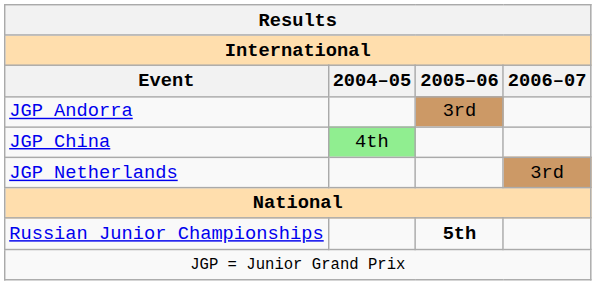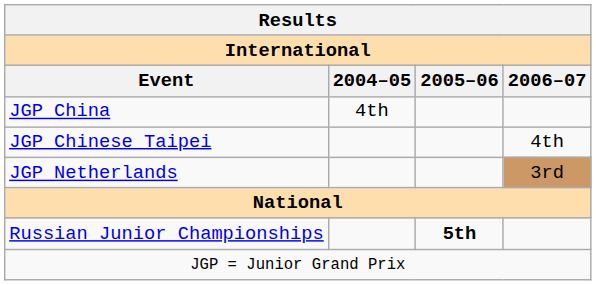- row: (71, 112)
(372, 142) lightgreen background -> (372, 112) no background
+ row: (110, 142)
